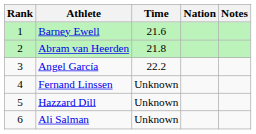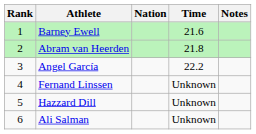columns swapped: (200, 13) <-> (156, 13)
